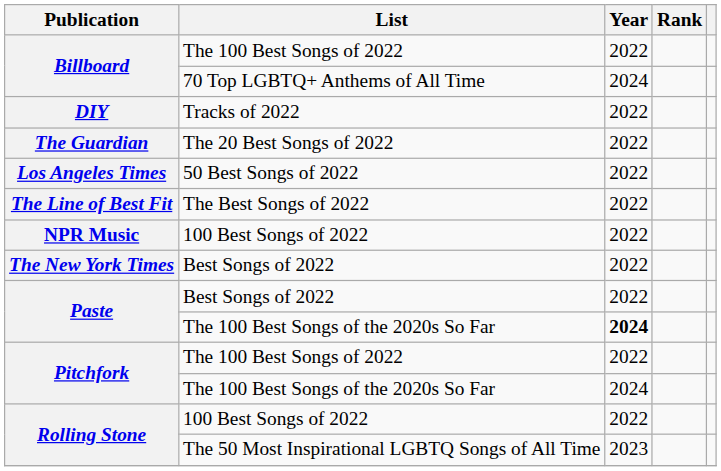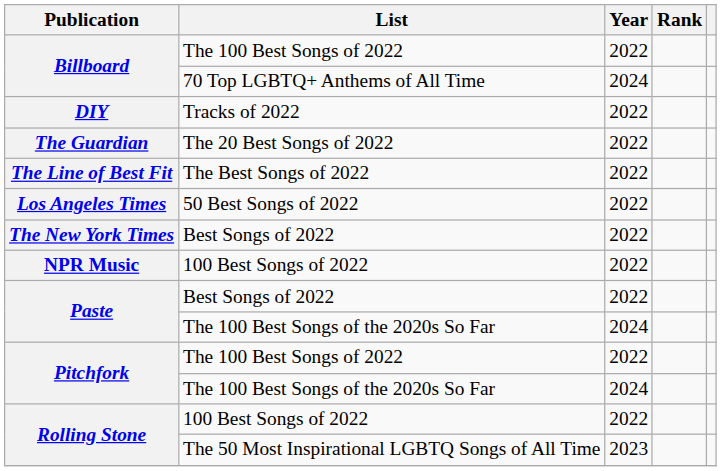rows swapped: (92, 204) <-> (92, 173)
rows swapped: (92, 265) <-> (92, 234)
(629, 326) bold -> (629, 326) normal
